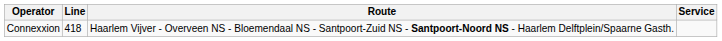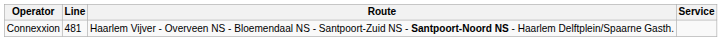(73, 28) 418 -> (73, 28) 481
